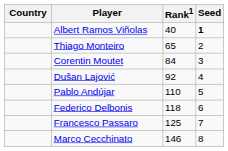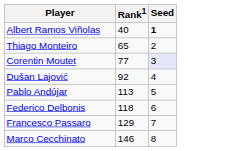- column: (28, 13)
(170, 61) 84 -> (123, 61) 77
(201, 61) no background -> (153, 61) lavender background
(173, 92) 110 -> (126, 92) 113
(173, 123) 125 -> (126, 123) 129
